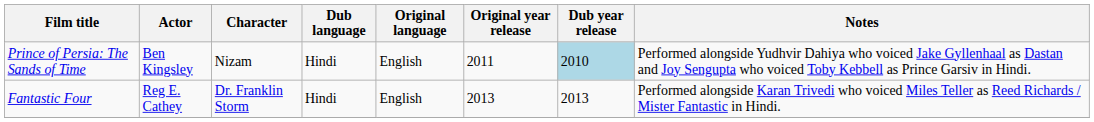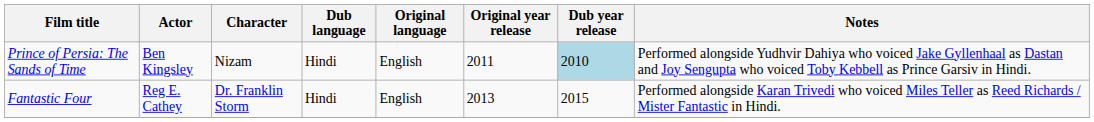(575, 98) 2013 -> (575, 98) 2015
